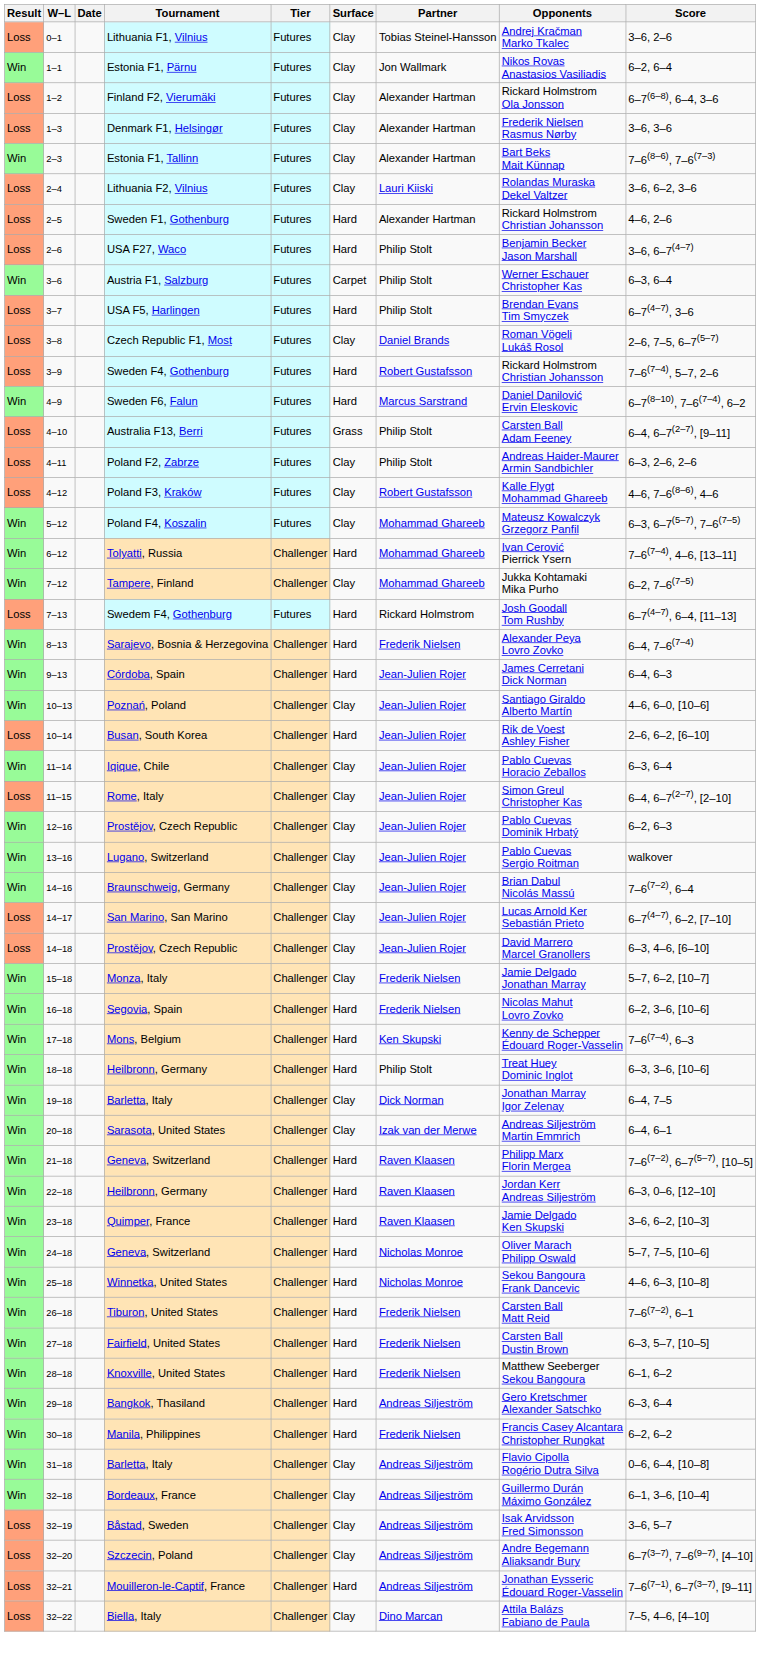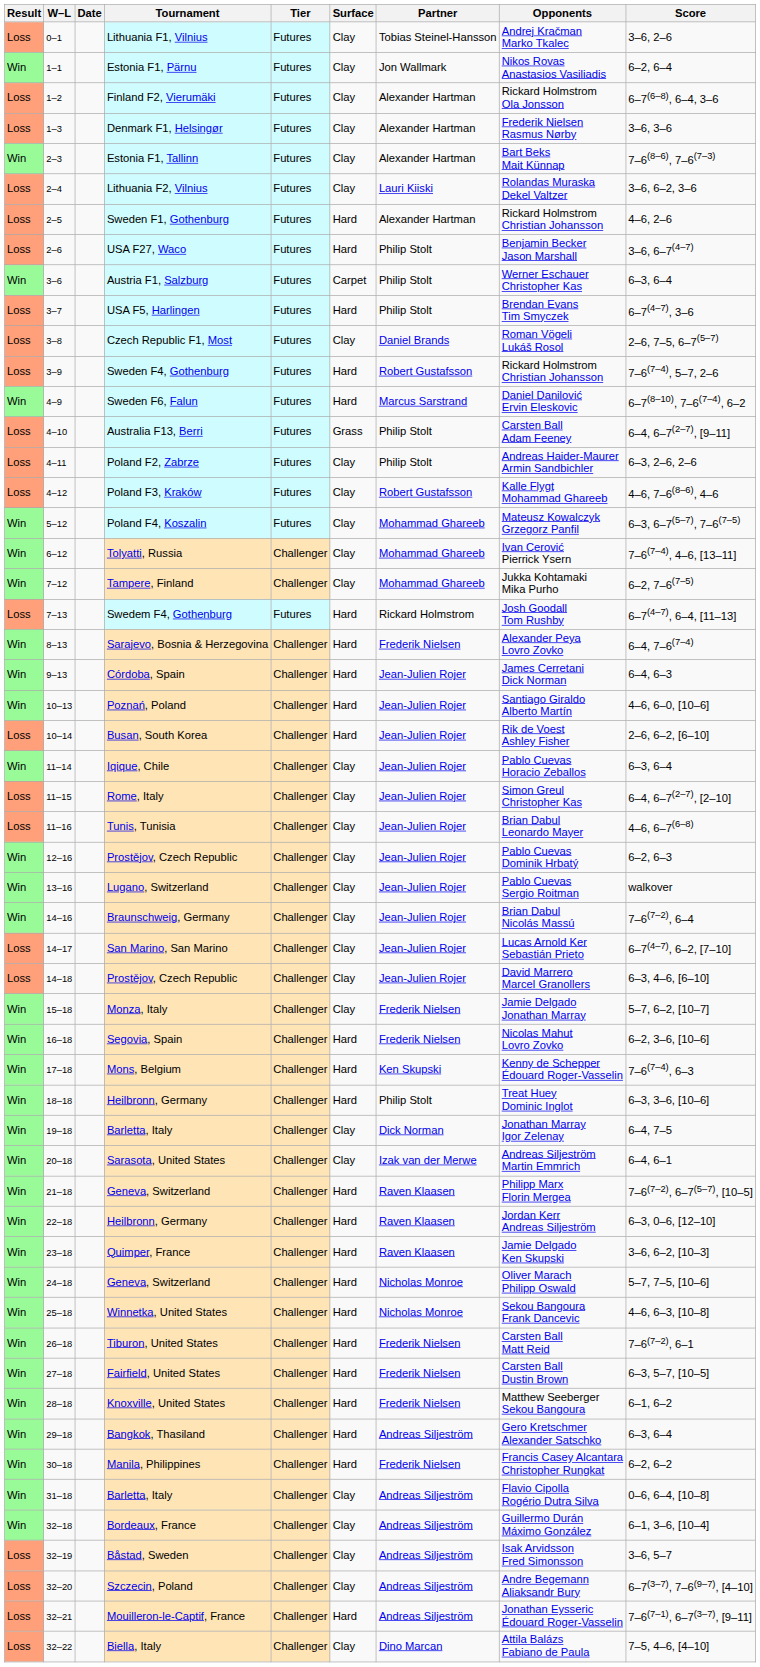(345, 553) Hard -> (344, 553) Clay
(344, 705) Clay -> (345, 705) Hard
+ row: (59, 827)
